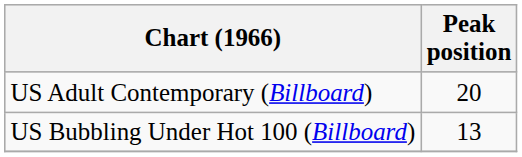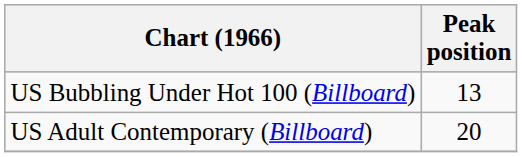rows swapped: (191, 91) <-> (213, 131)
